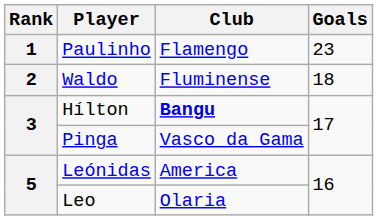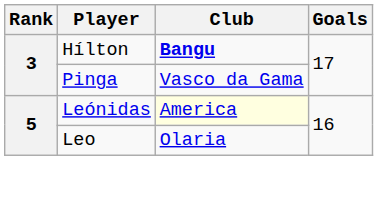- row: (107, 50)
- row: (90, 80)
(198, 170) no background -> (198, 110) lightyellow background
